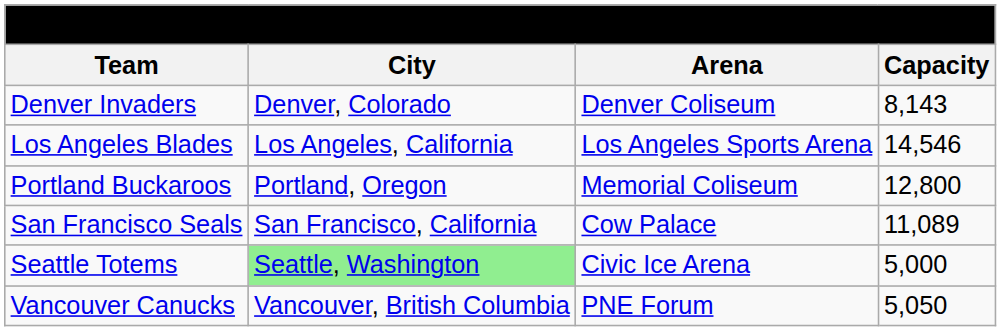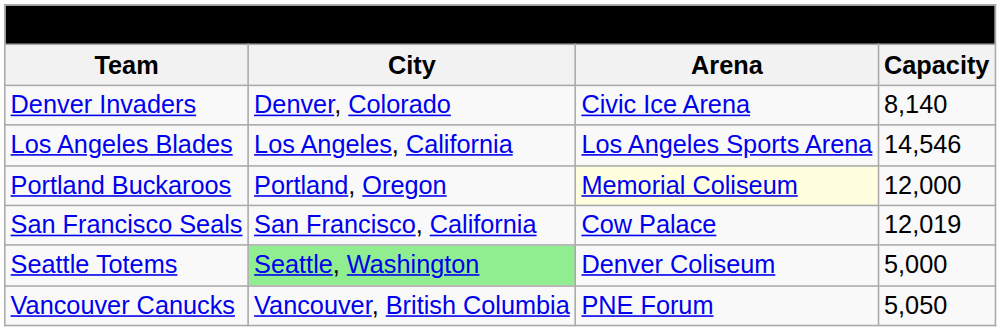(678, 104) Denver Coliseum -> (666, 104) Civic Ice Arena
(916, 104) 8,143 -> (916, 104) 8,140
(690, 184) no background -> (690, 184) lightyellow background
(923, 184) 12,800 -> (923, 184) 12,000
(922, 225) 11,089 -> (923, 225) 12,019
(666, 265) Civic Ice Arena -> (678, 265) Denver Coliseum
